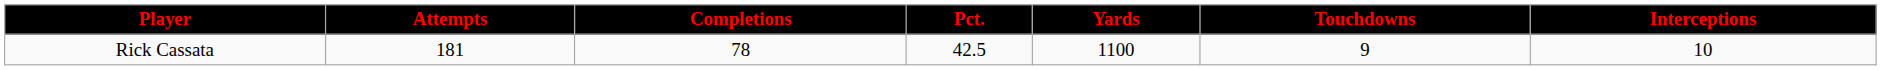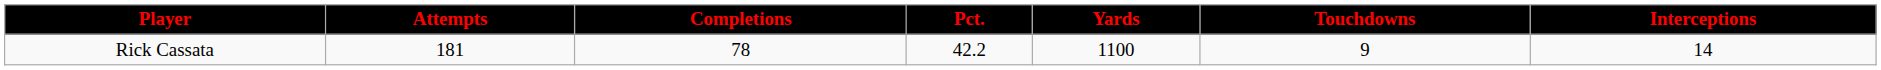(969, 49) 42.5 -> (969, 49) 42.2
(1703, 49) 10 -> (1703, 49) 14
